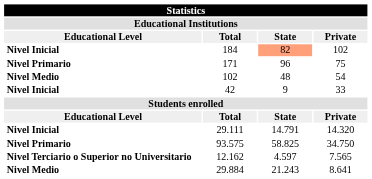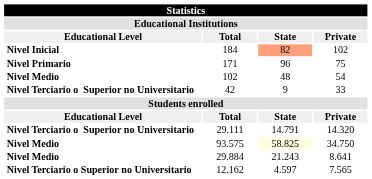(32, 90) Nivel Inicial -> (99, 90) Nivel Terciario o Superior no Universitario
(32, 130) Nivel Inicial -> (99, 130) Nivel Terciario o Superior no Universitario
(38, 143) Nivel Primario -> (32, 143) Nivel Medio
(285, 143) no background -> (285, 143) lightyellow background
rows swapped: (230, 170) <-> (230, 156)
